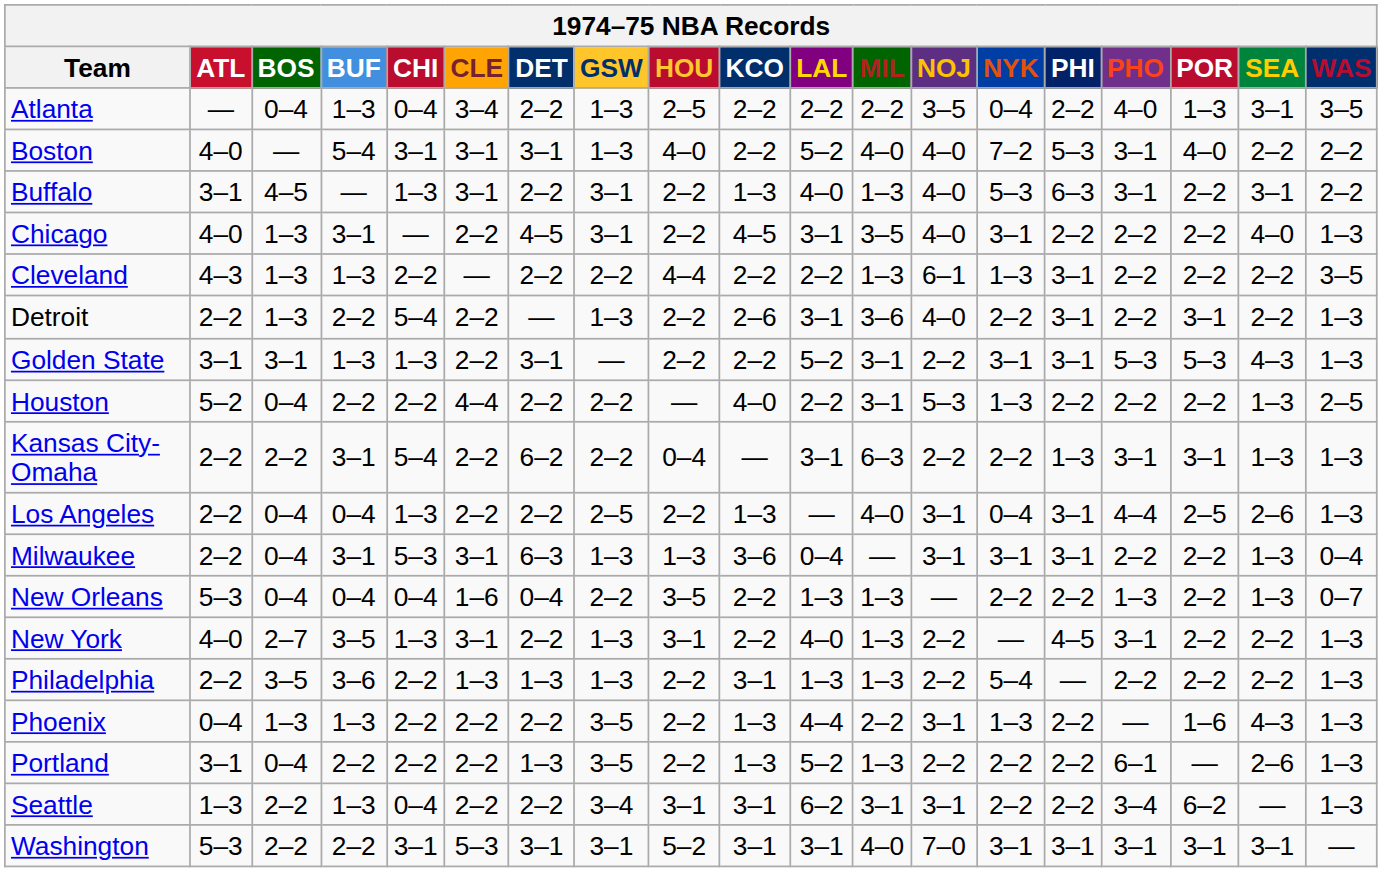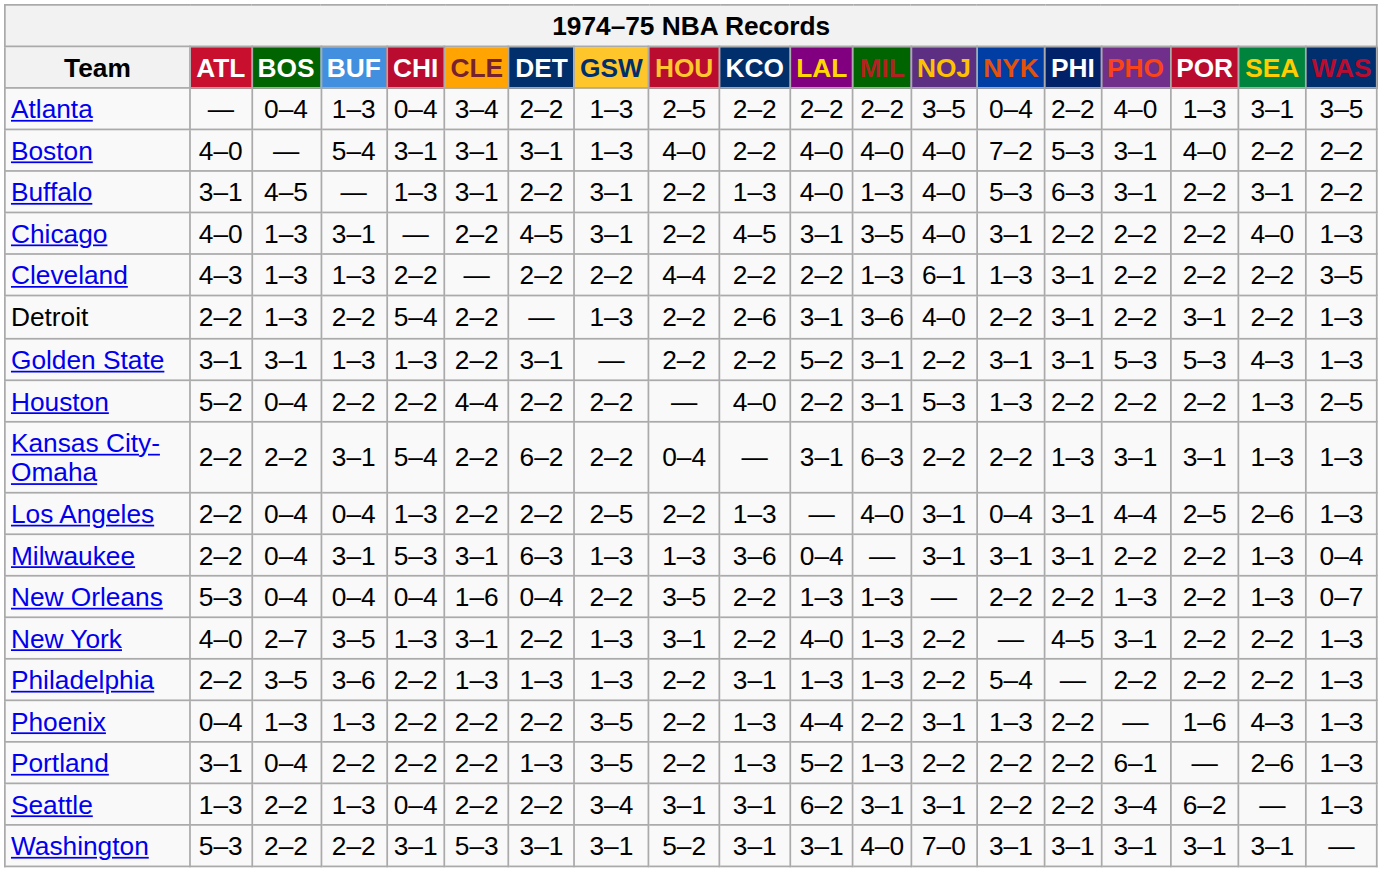(822, 151) 5–2 -> (822, 151) 4–0
